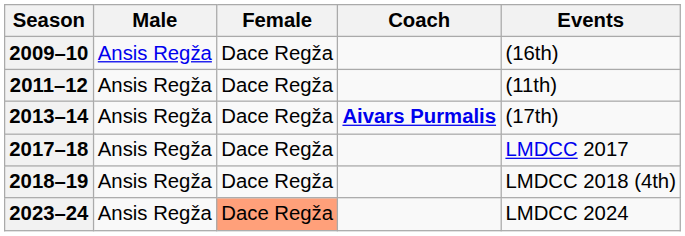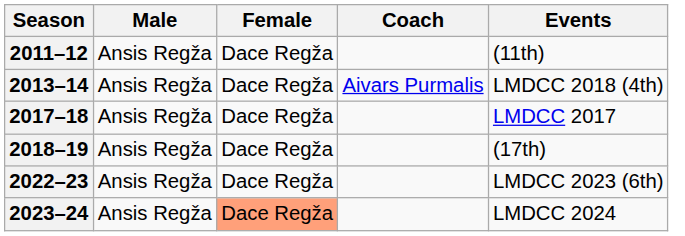- row: (49, 52)
(419, 117) bold -> (413, 85) normal
(532, 117) (17th) -> (578, 85) LMDCC 2018 (4th)
(591, 181) LMDCC 2018 (4th) -> (519, 149) (17th)
+ row: (49, 181)
